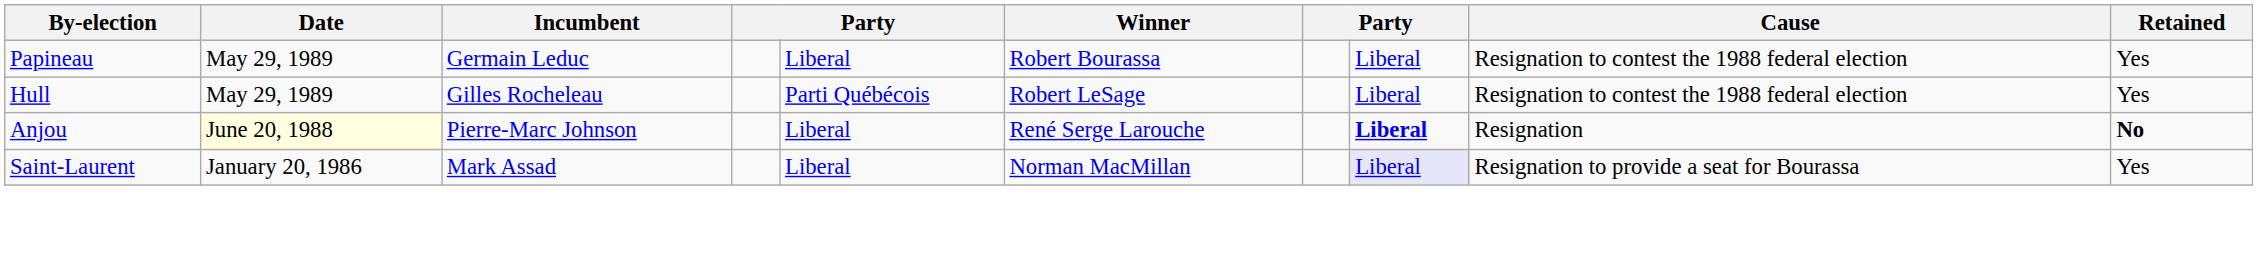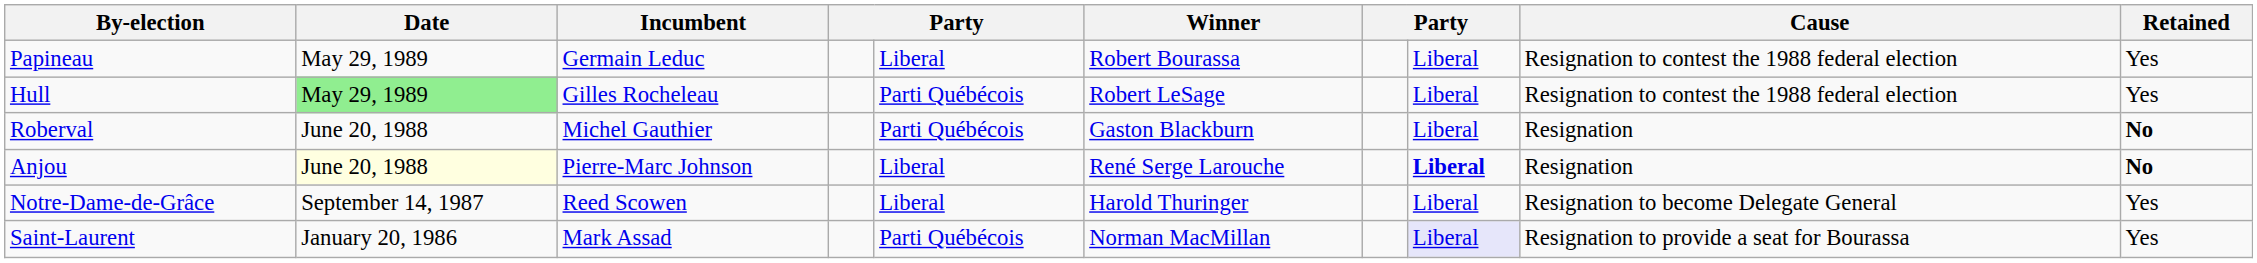(269, 94) no background -> (365, 94) lightgreen background
+ row: (52, 130)
+ row: (112, 202)
(818, 166) Liberal -> (951, 238) Parti Québécois
